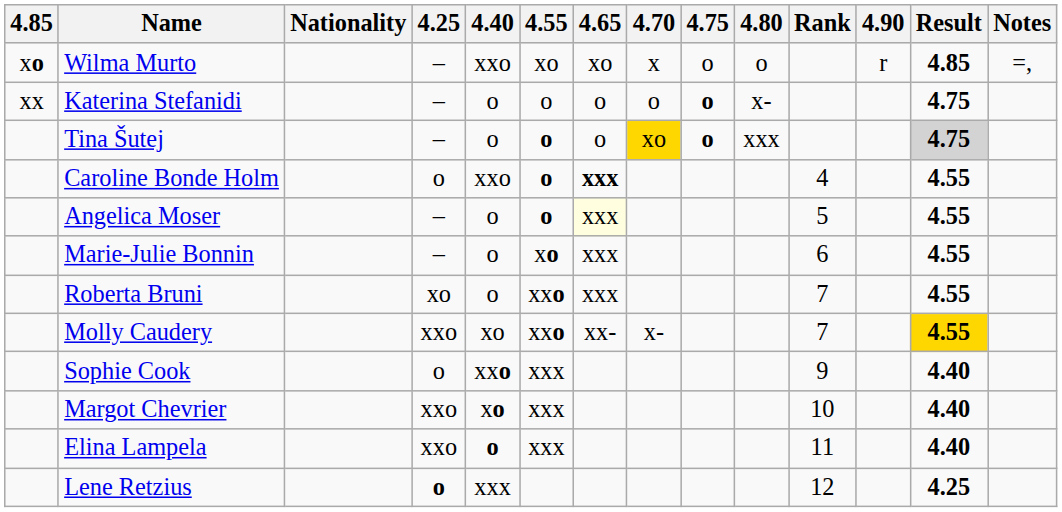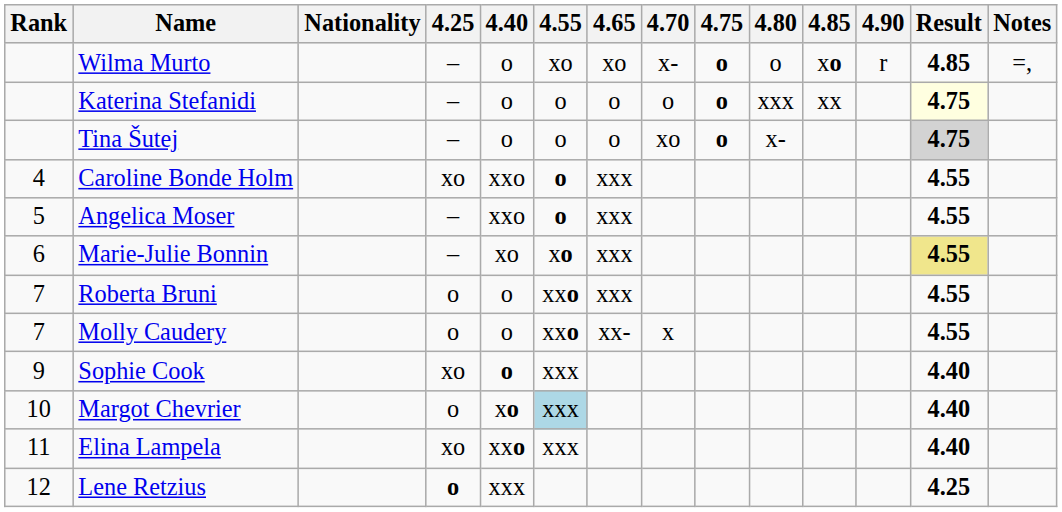columns swapped: (822, 23) <-> (32, 23)
(493, 62) xxo -> (507, 62) o
(654, 62) x -> (668, 62) x-
(708, 62) normal -> (722, 62) bold
(761, 100) x- -> (776, 100) xxx
(949, 100) no background -> (949, 100) lightyellow background
(546, 139) bold -> (561, 139) normal
(654, 139) gold background -> (668, 139) no background
(761, 139) xxx -> (776, 139) x-
(439, 178) o -> (453, 178) xo
(600, 178) bold -> (614, 178) normal
(493, 216) o -> (507, 216) xxo
(600, 216) lightyellow background -> (614, 216) no background
(493, 255) o -> (507, 255) xo
(949, 255) no background -> (949, 255) khaki background
(439, 293) xo -> (453, 293) o
(439, 332) xxo -> (453, 332) o
(493, 332) xo -> (507, 332) o
(654, 332) x- -> (668, 332) x
(949, 332) gold background -> (949, 332) no background
(439, 370) o -> (453, 370) xo
(493, 370) xxo -> (507, 370) o
(439, 409) xxo -> (453, 409) o
(546, 409) no background -> (561, 409) lightblue background
(439, 448) xxo -> (453, 448) xo
(493, 448) o -> (507, 448) xxo
